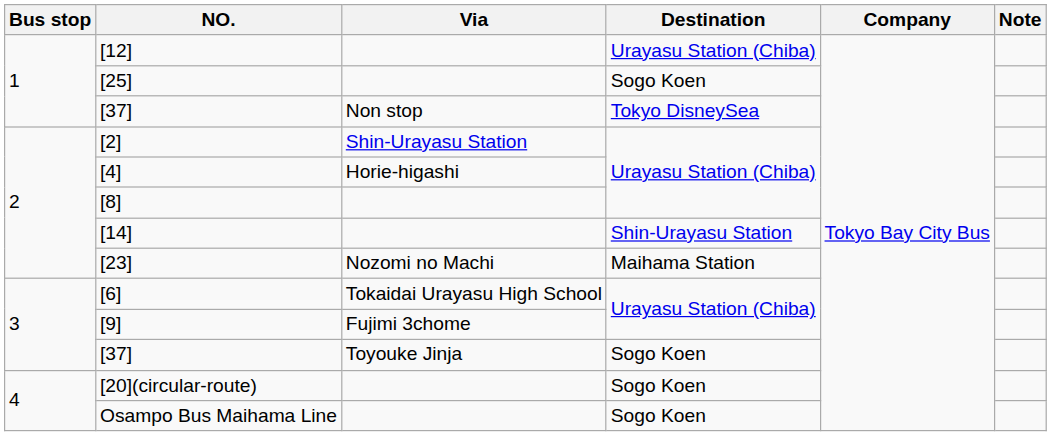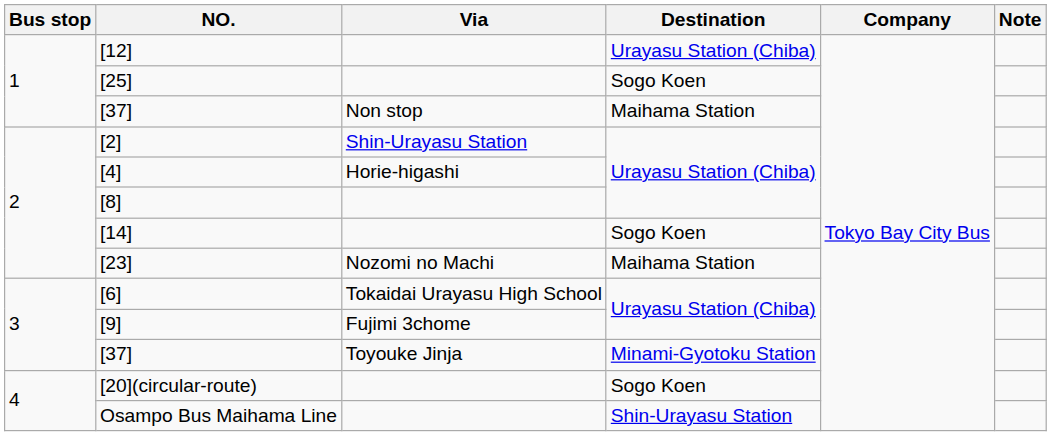(685, 111) Tokyo DisneySea -> (683, 111) Maihama Station
(702, 232) Shin-Urayasu Station -> (658, 232) Sogo Koen
(658, 354) Sogo Koen -> (713, 354) Minami-Gyotoku Station
(658, 415) Sogo Koen -> (702, 415) Shin-Urayasu Station
